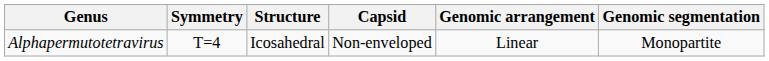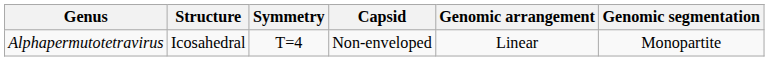columns swapped: (287, 17) <-> (207, 17)
